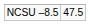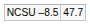(73, 12) 47.5 -> (73, 12) 47.7
